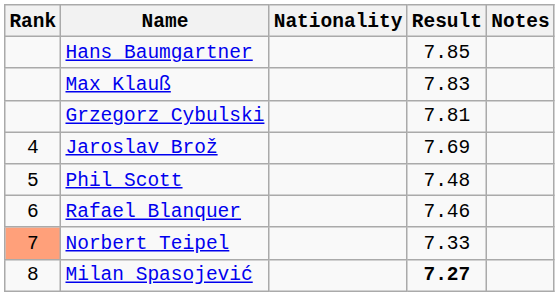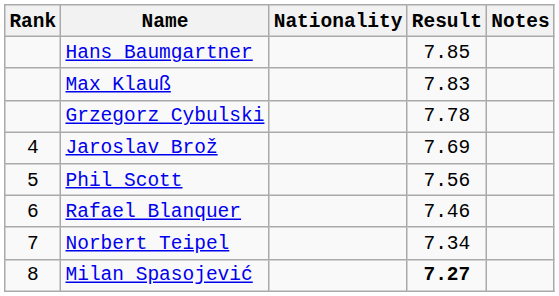(447, 116) 7.81 -> (447, 116) 7.78
(447, 180) 7.48 -> (447, 180) 7.56
(33, 243) lightsalmon background -> (33, 243) no background
(447, 243) 7.33 -> (447, 243) 7.34
